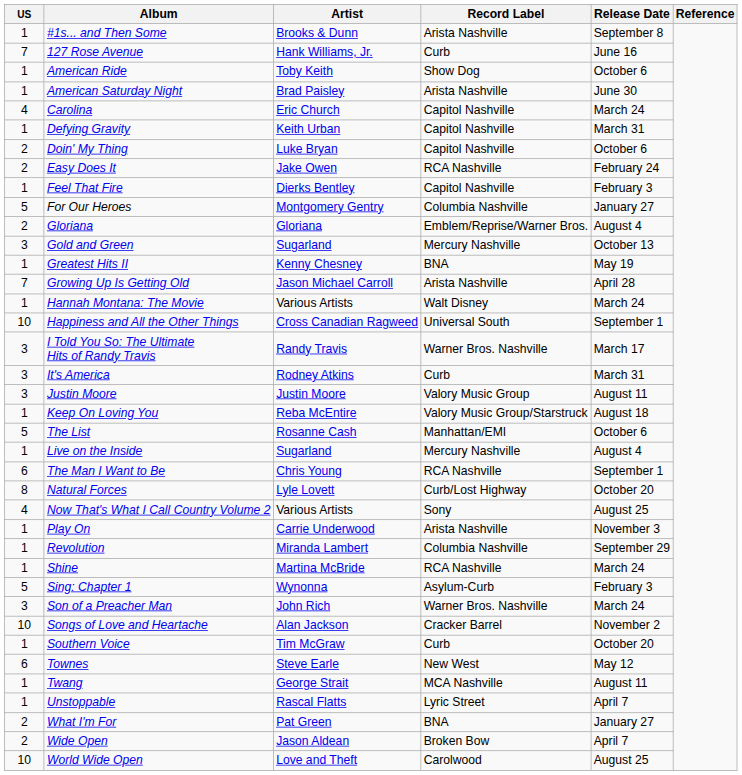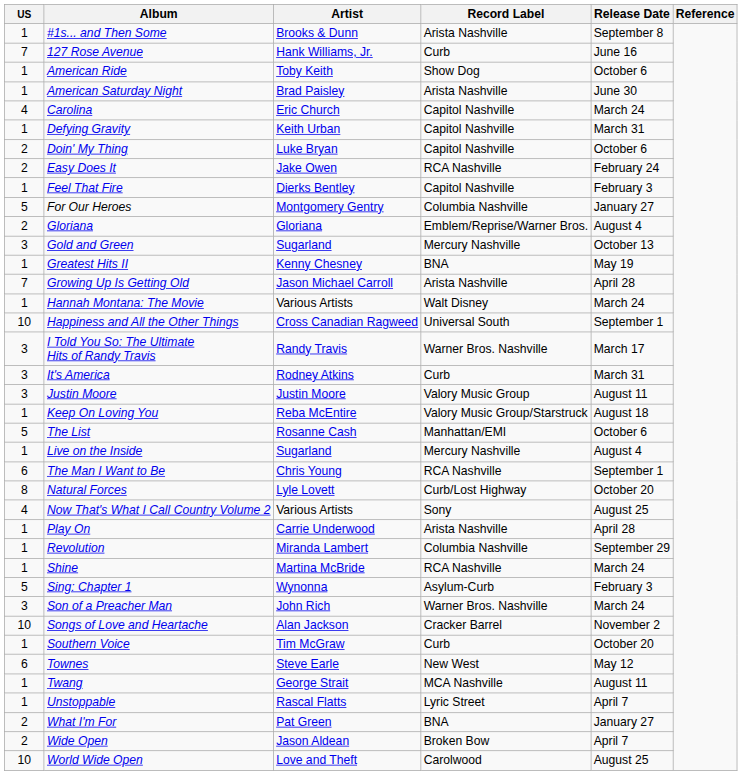(627, 529) November 3 -> (614, 529) April 28
